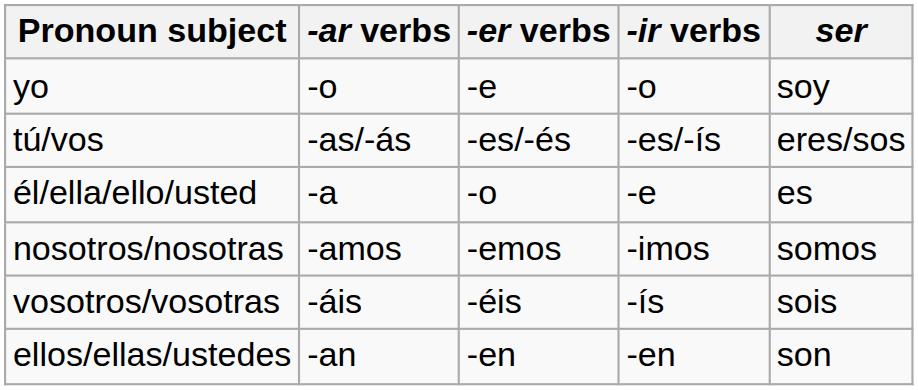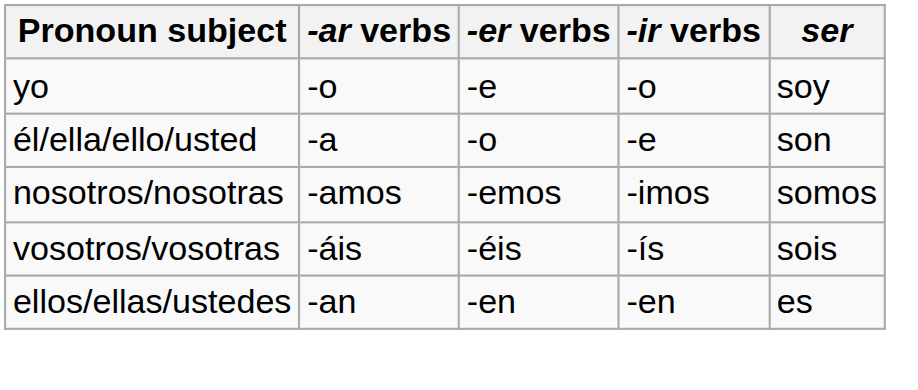- row: (58, 139)
(795, 193) es -> (804, 139) son
(804, 355) son -> (795, 301) es
